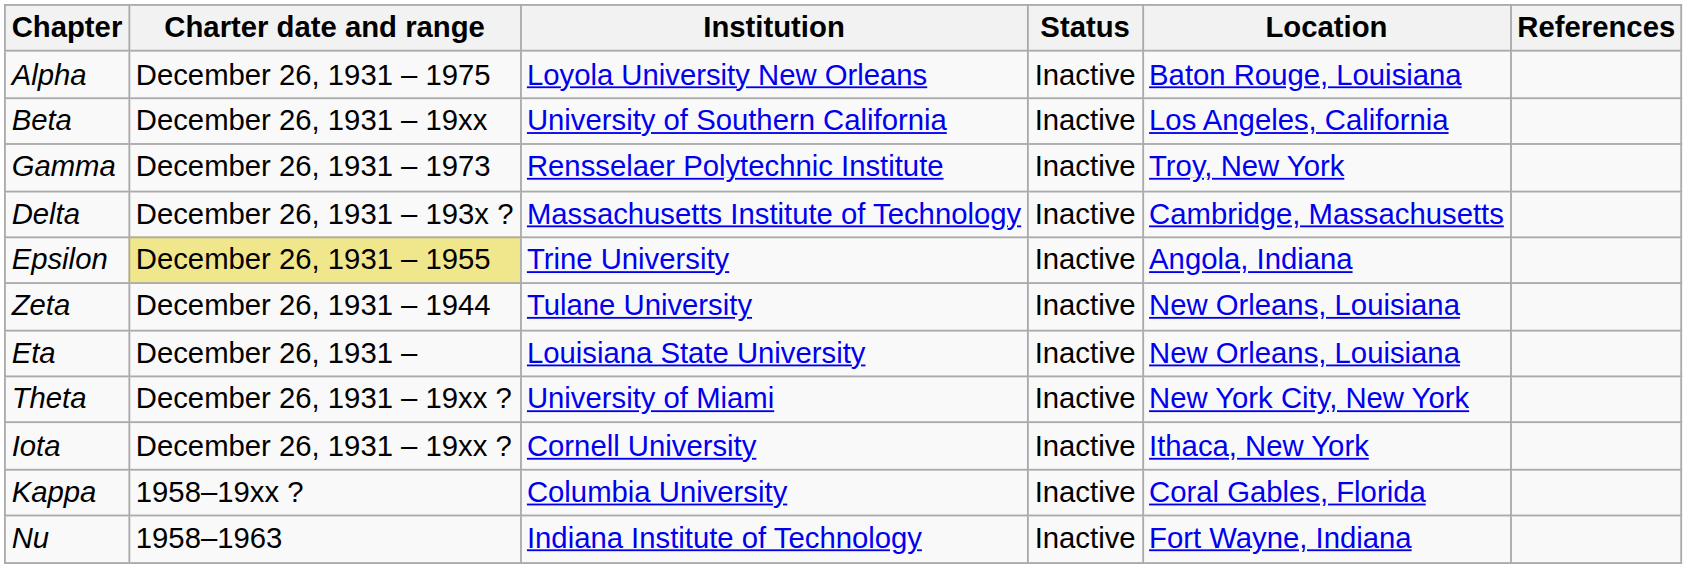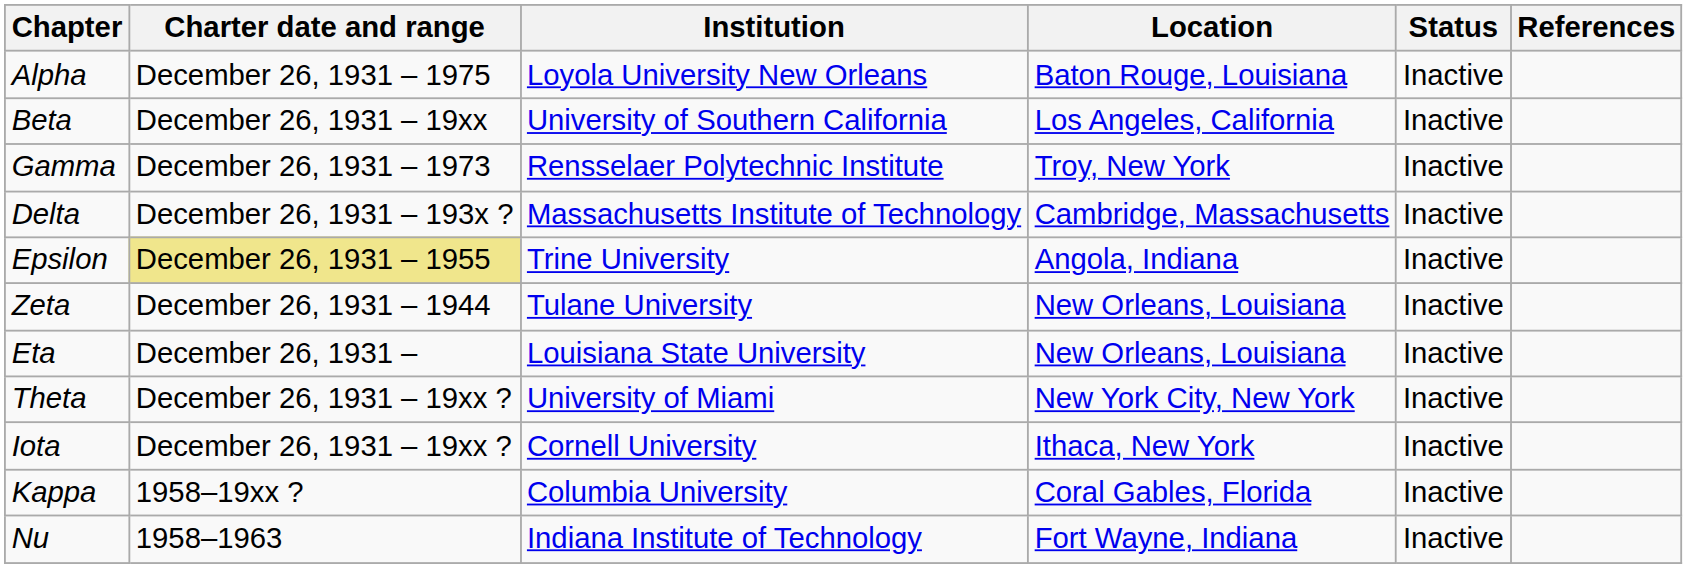columns swapped: (1326, 27) <-> (1085, 27)
